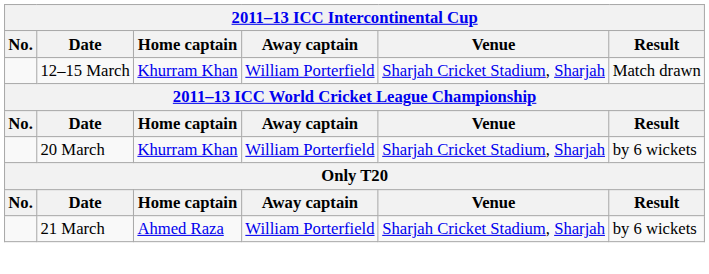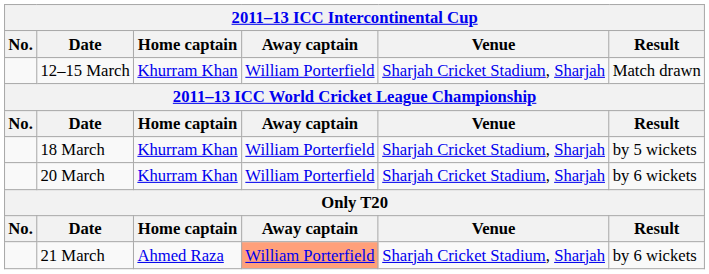+ row: (73, 149)
(310, 228) no background -> (310, 255) lightsalmon background
